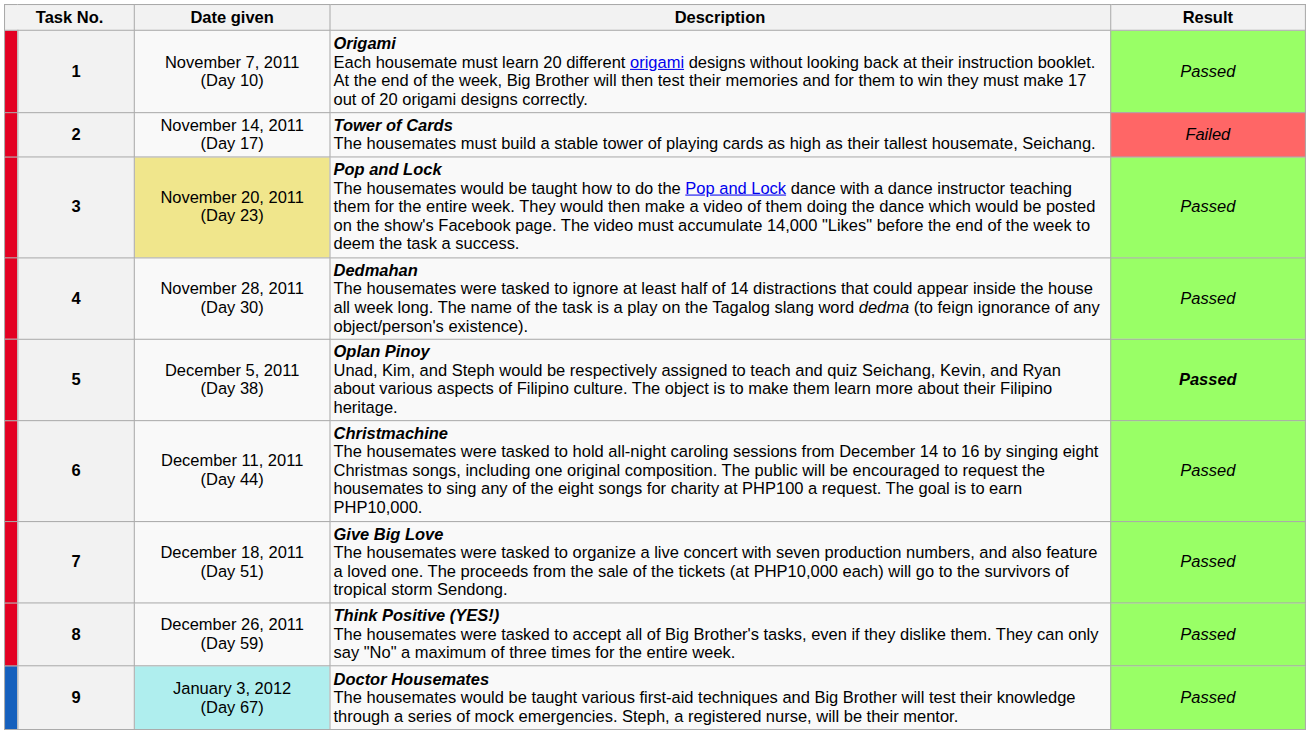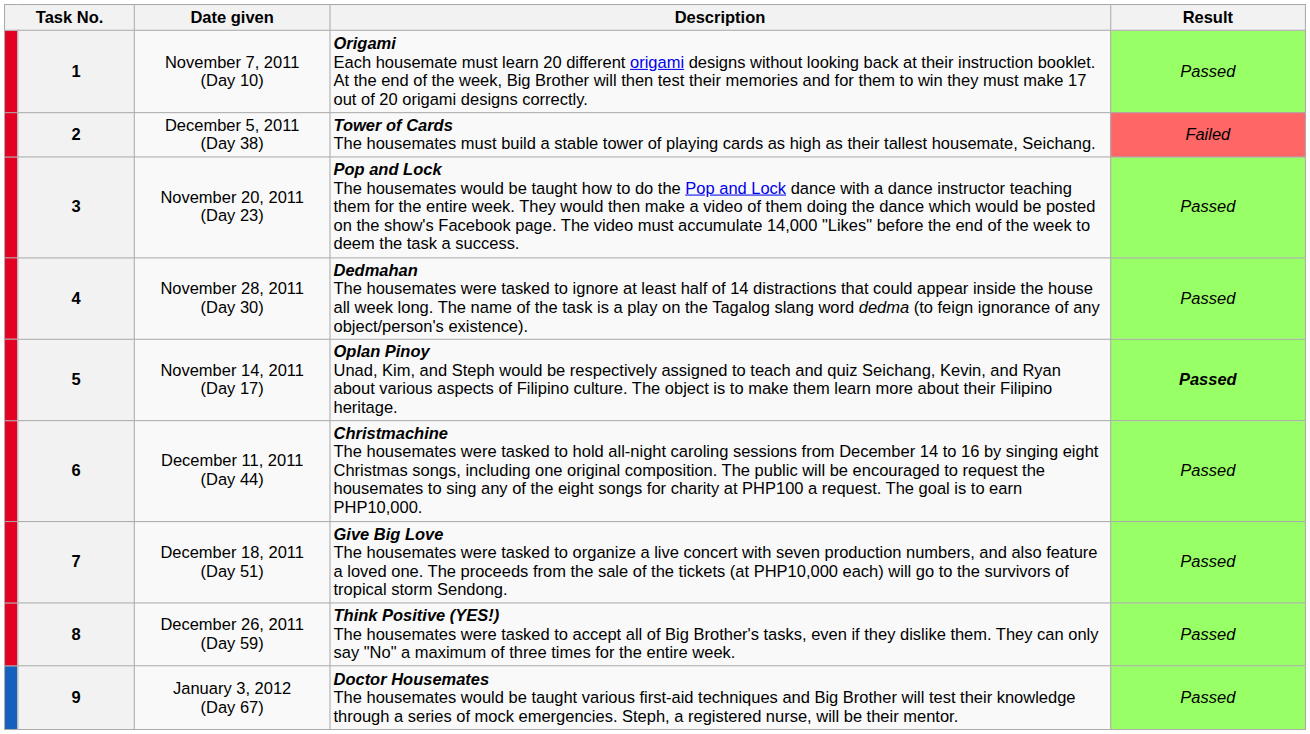(232, 134) November 14, 2011 (Day 17) -> (232, 134) December 5, 2011 (Day 38)
(232, 207) khaki background -> (232, 207) no background
(232, 379) December 5, 2011 (Day 38) -> (232, 379) November 14, 2011 (Day 17)
(232, 697) paleturquoise background -> (232, 697) no background
